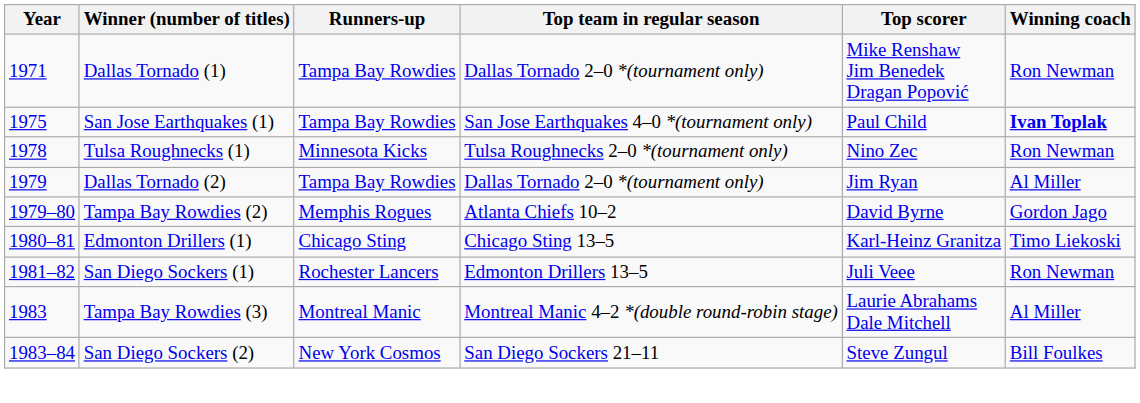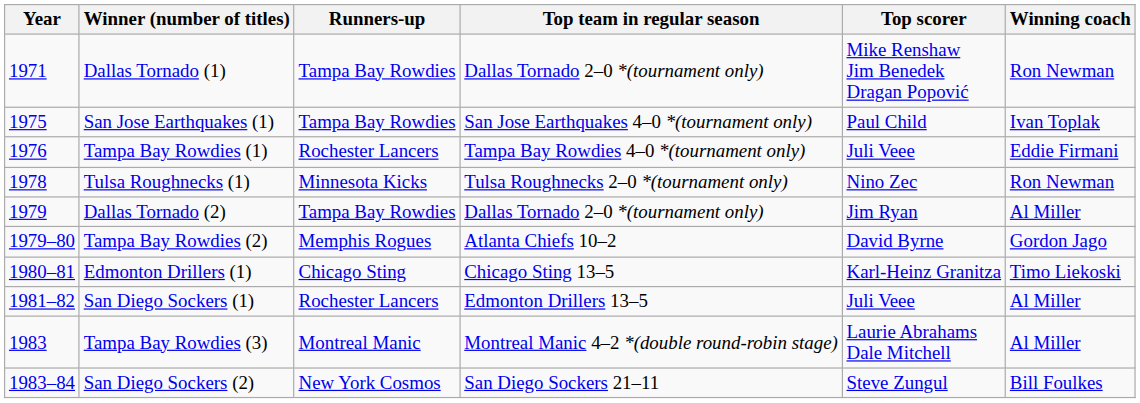(1058, 121) bold -> (1055, 121) normal
+ row: (176, 151)
(1062, 271) Ron Newman -> (1045, 301) Al Miller
